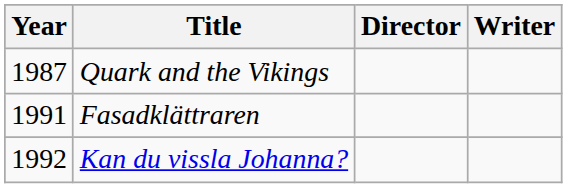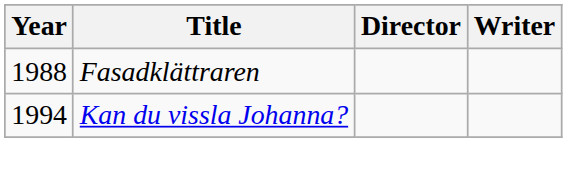- row: (204, 70)
(39, 114) 1991 -> (39, 70) 1988
(39, 159) 1992 -> (39, 114) 1994
